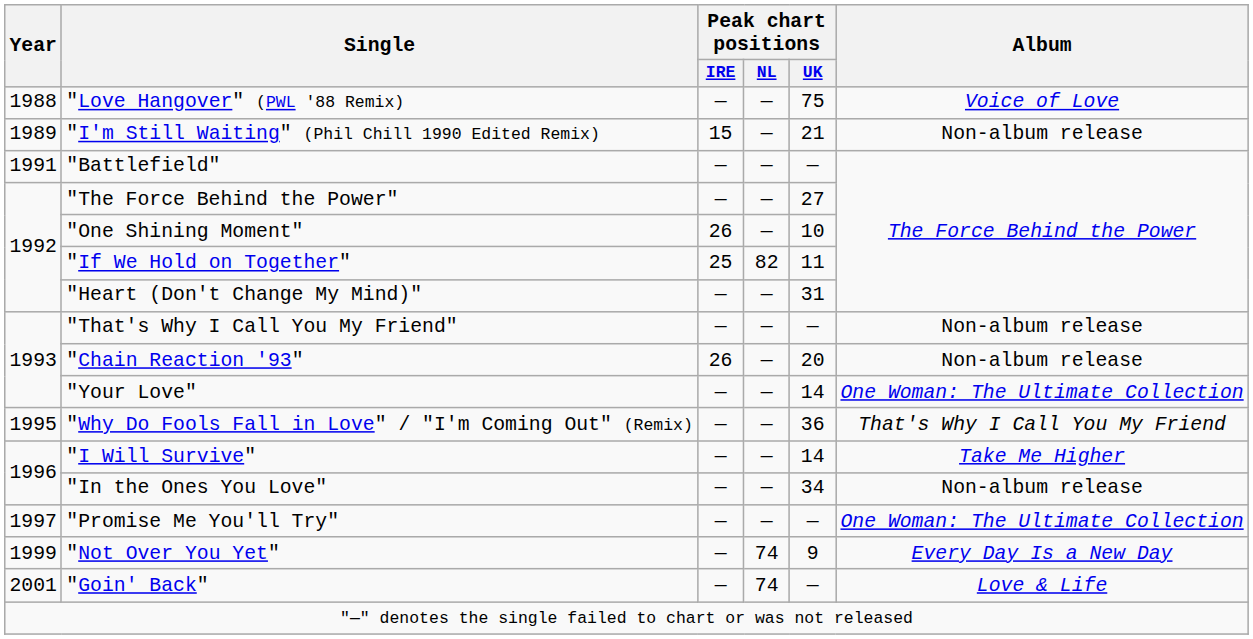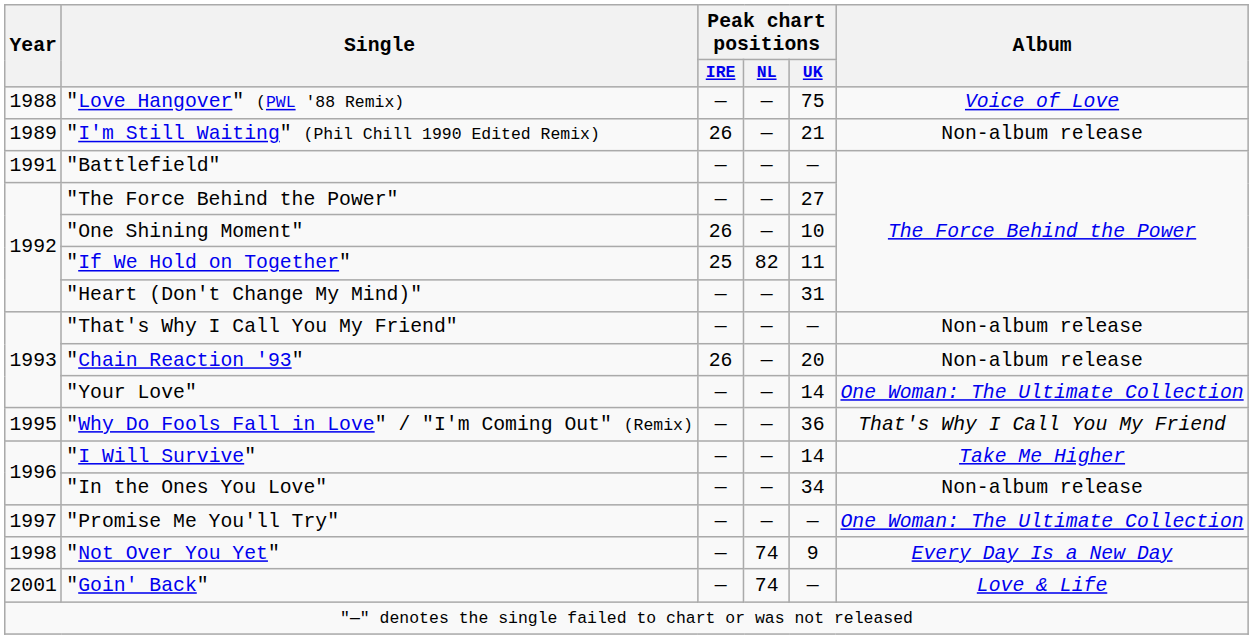(721, 134) 15 -> (721, 134) 26
(33, 553) 1999 -> (33, 553) 1998
